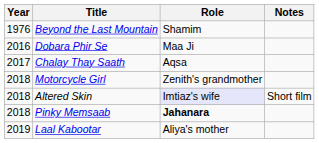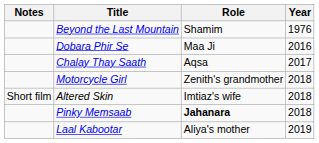columns swapped: (19, 12) <-> (289, 12)
(191, 96) lavender background -> (212, 96) no background
